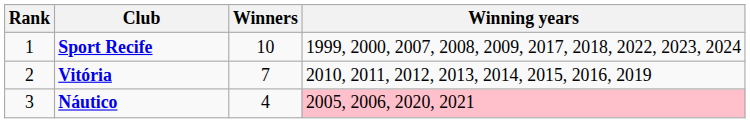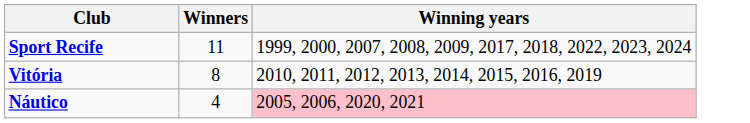- column: (29, 18)
(265, 46) 10 -> (216, 46) 11
(265, 74) 7 -> (216, 74) 8
